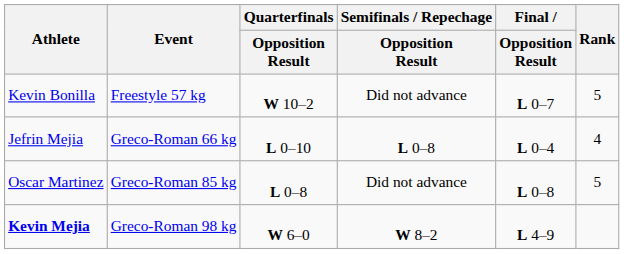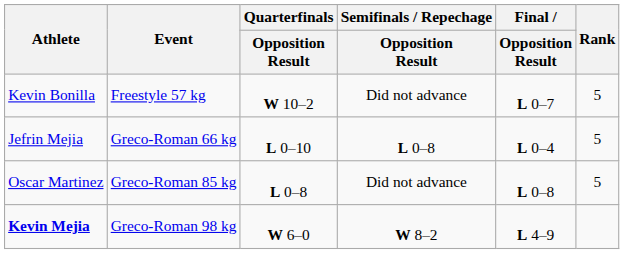(597, 139) 4 -> (597, 139) 5
